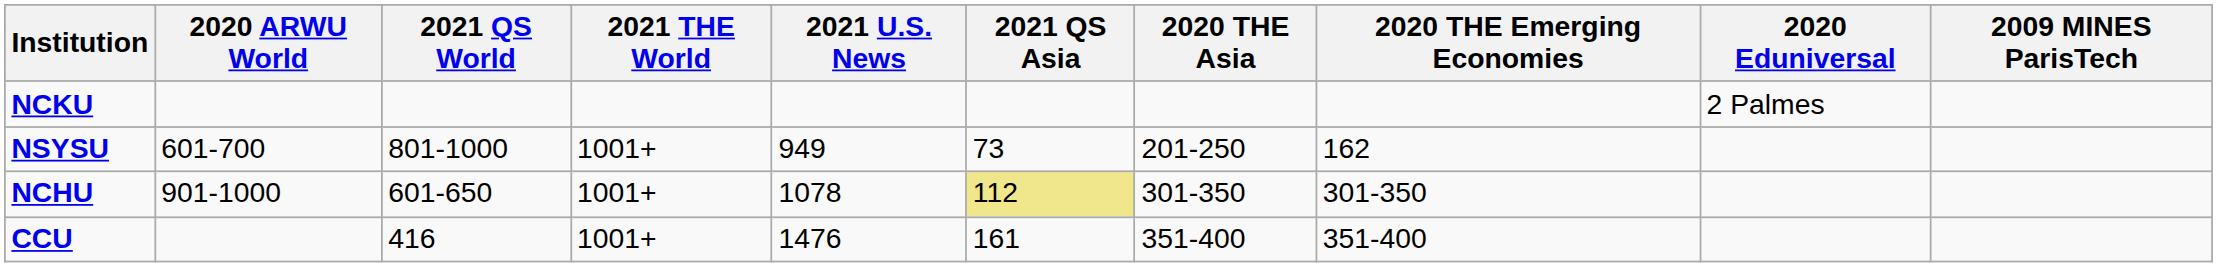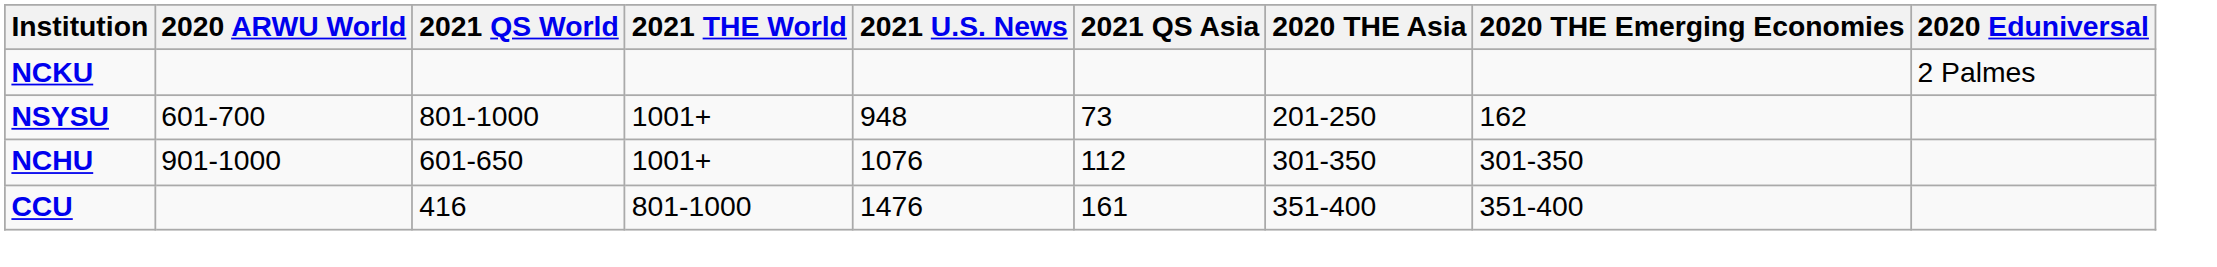- column: (2071, 42)
(802, 148) 949 -> (884, 116) 948
(810, 193) 1078 -> (891, 161) 1076
(995, 193) khaki background -> (1103, 161) no background
(617, 238) 1001+ -> (692, 206) 801-1000
